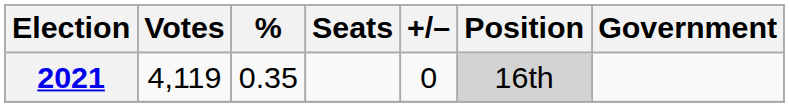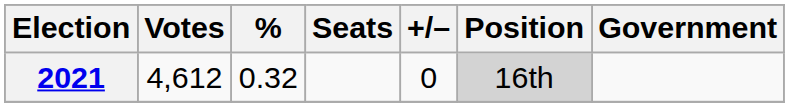(184, 76) 4,119 -> (184, 76) 4,612
(268, 76) 0.35 -> (268, 76) 0.32
